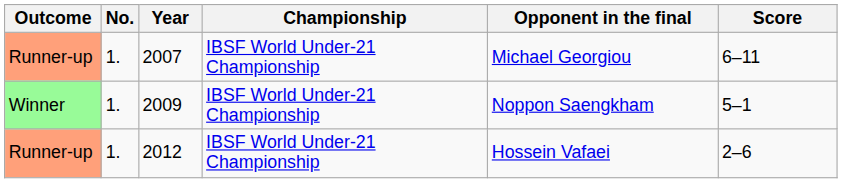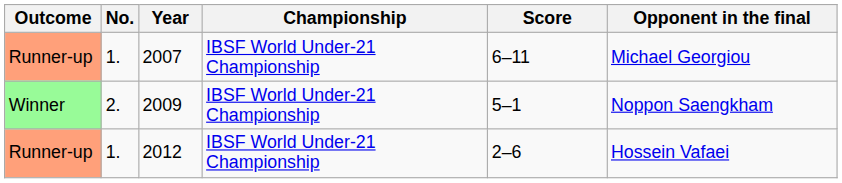columns swapped: (603, 18) <-> (777, 18)
(113, 104) 1. -> (113, 104) 2.
